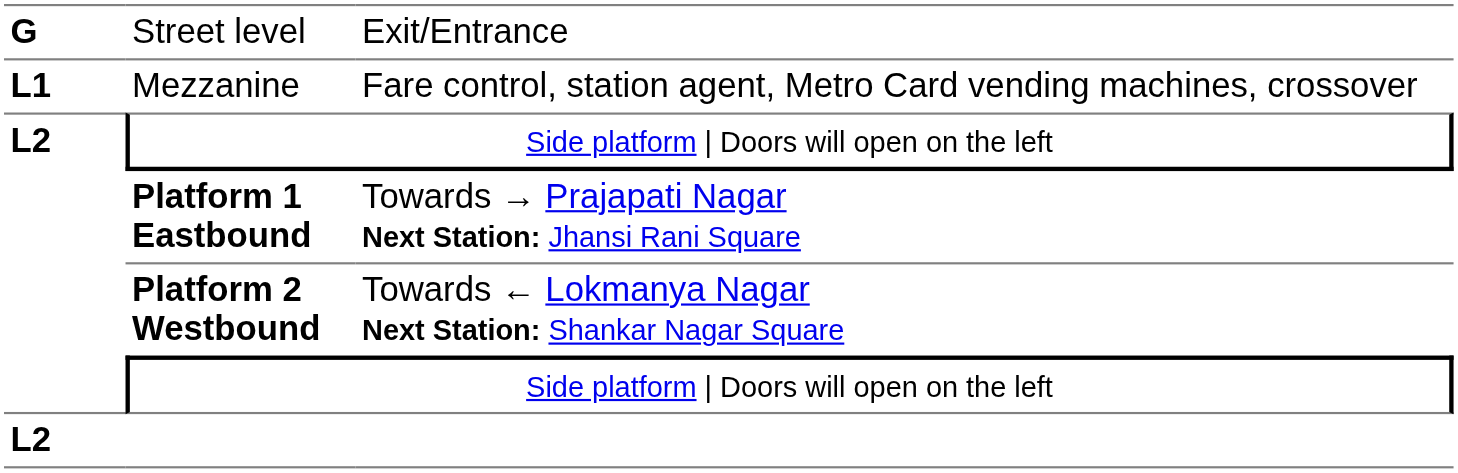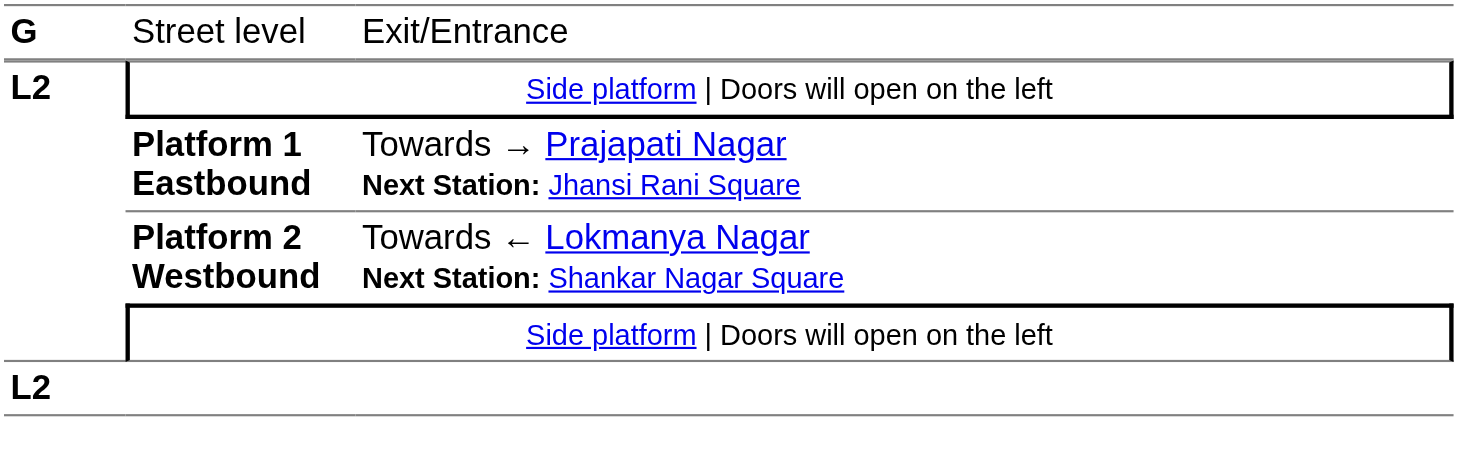- row: (216, 85)
